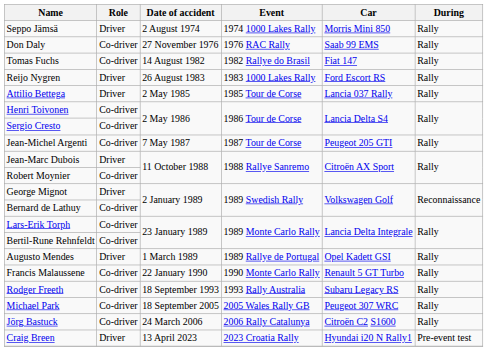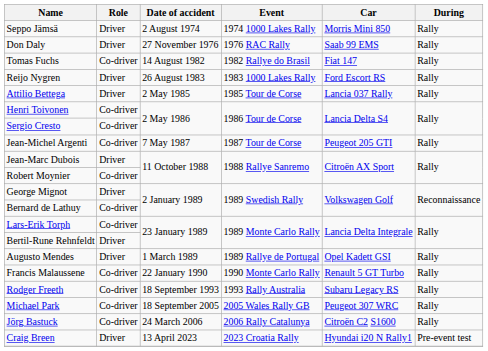(118, 45) Co-driver -> (112, 45) Driver
(118, 240) Co-driver -> (112, 240) Driver
